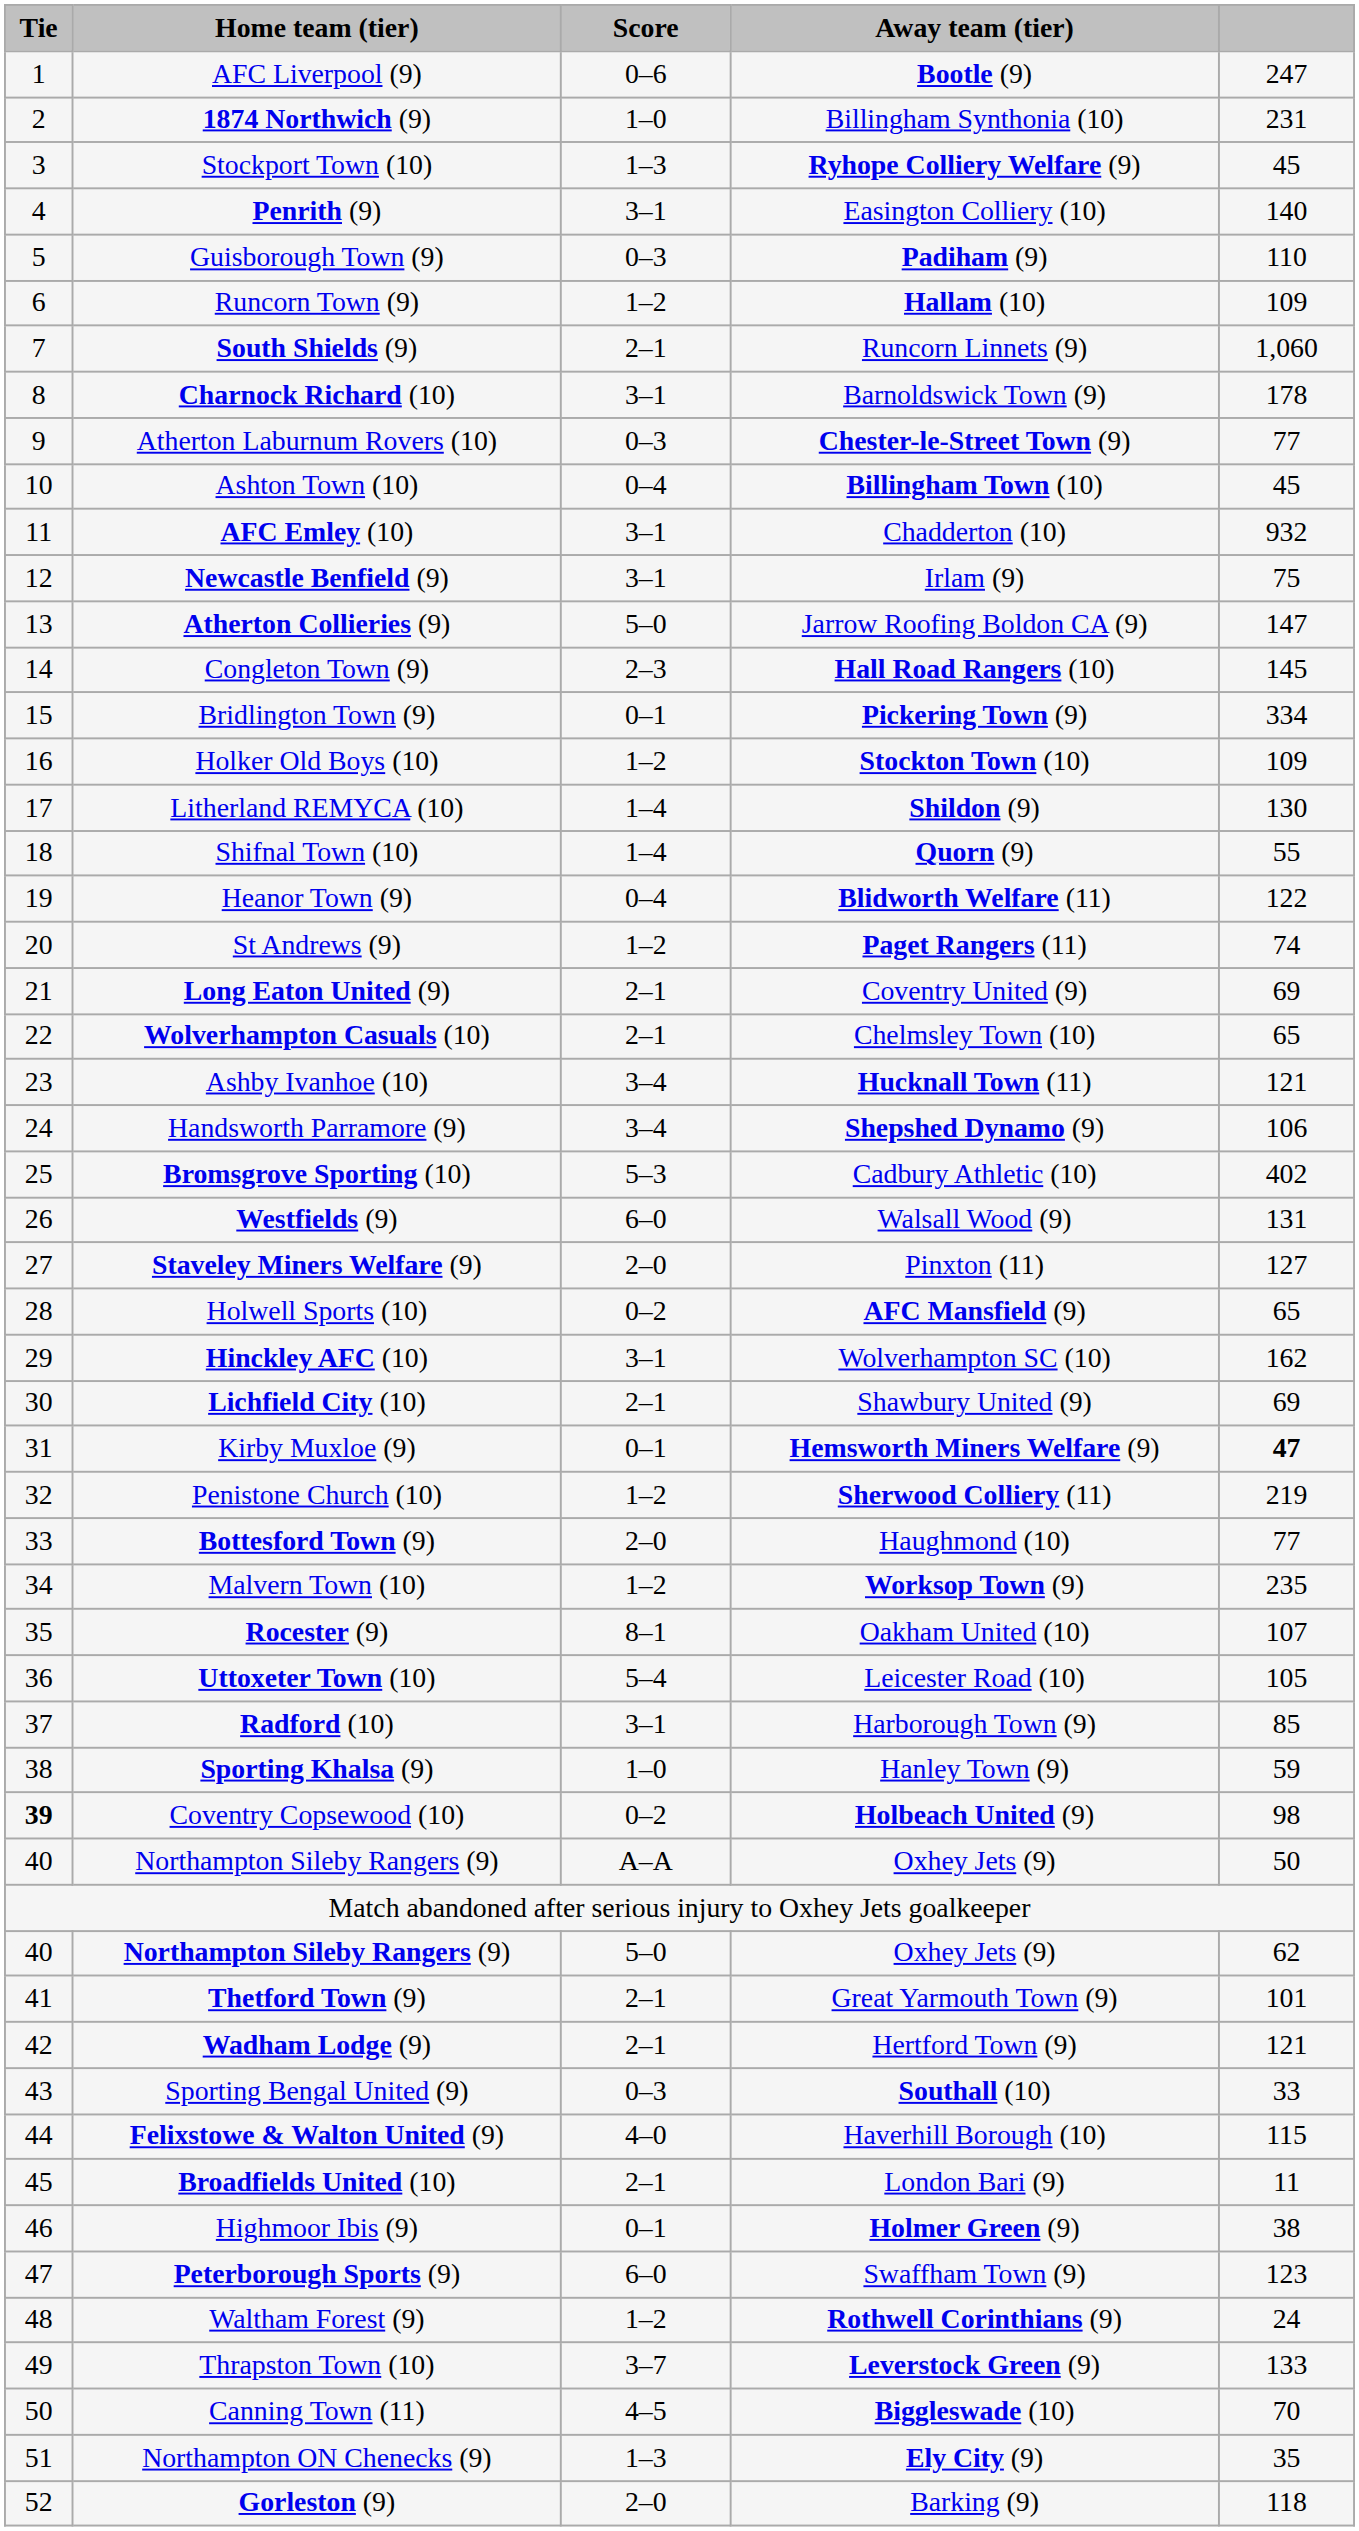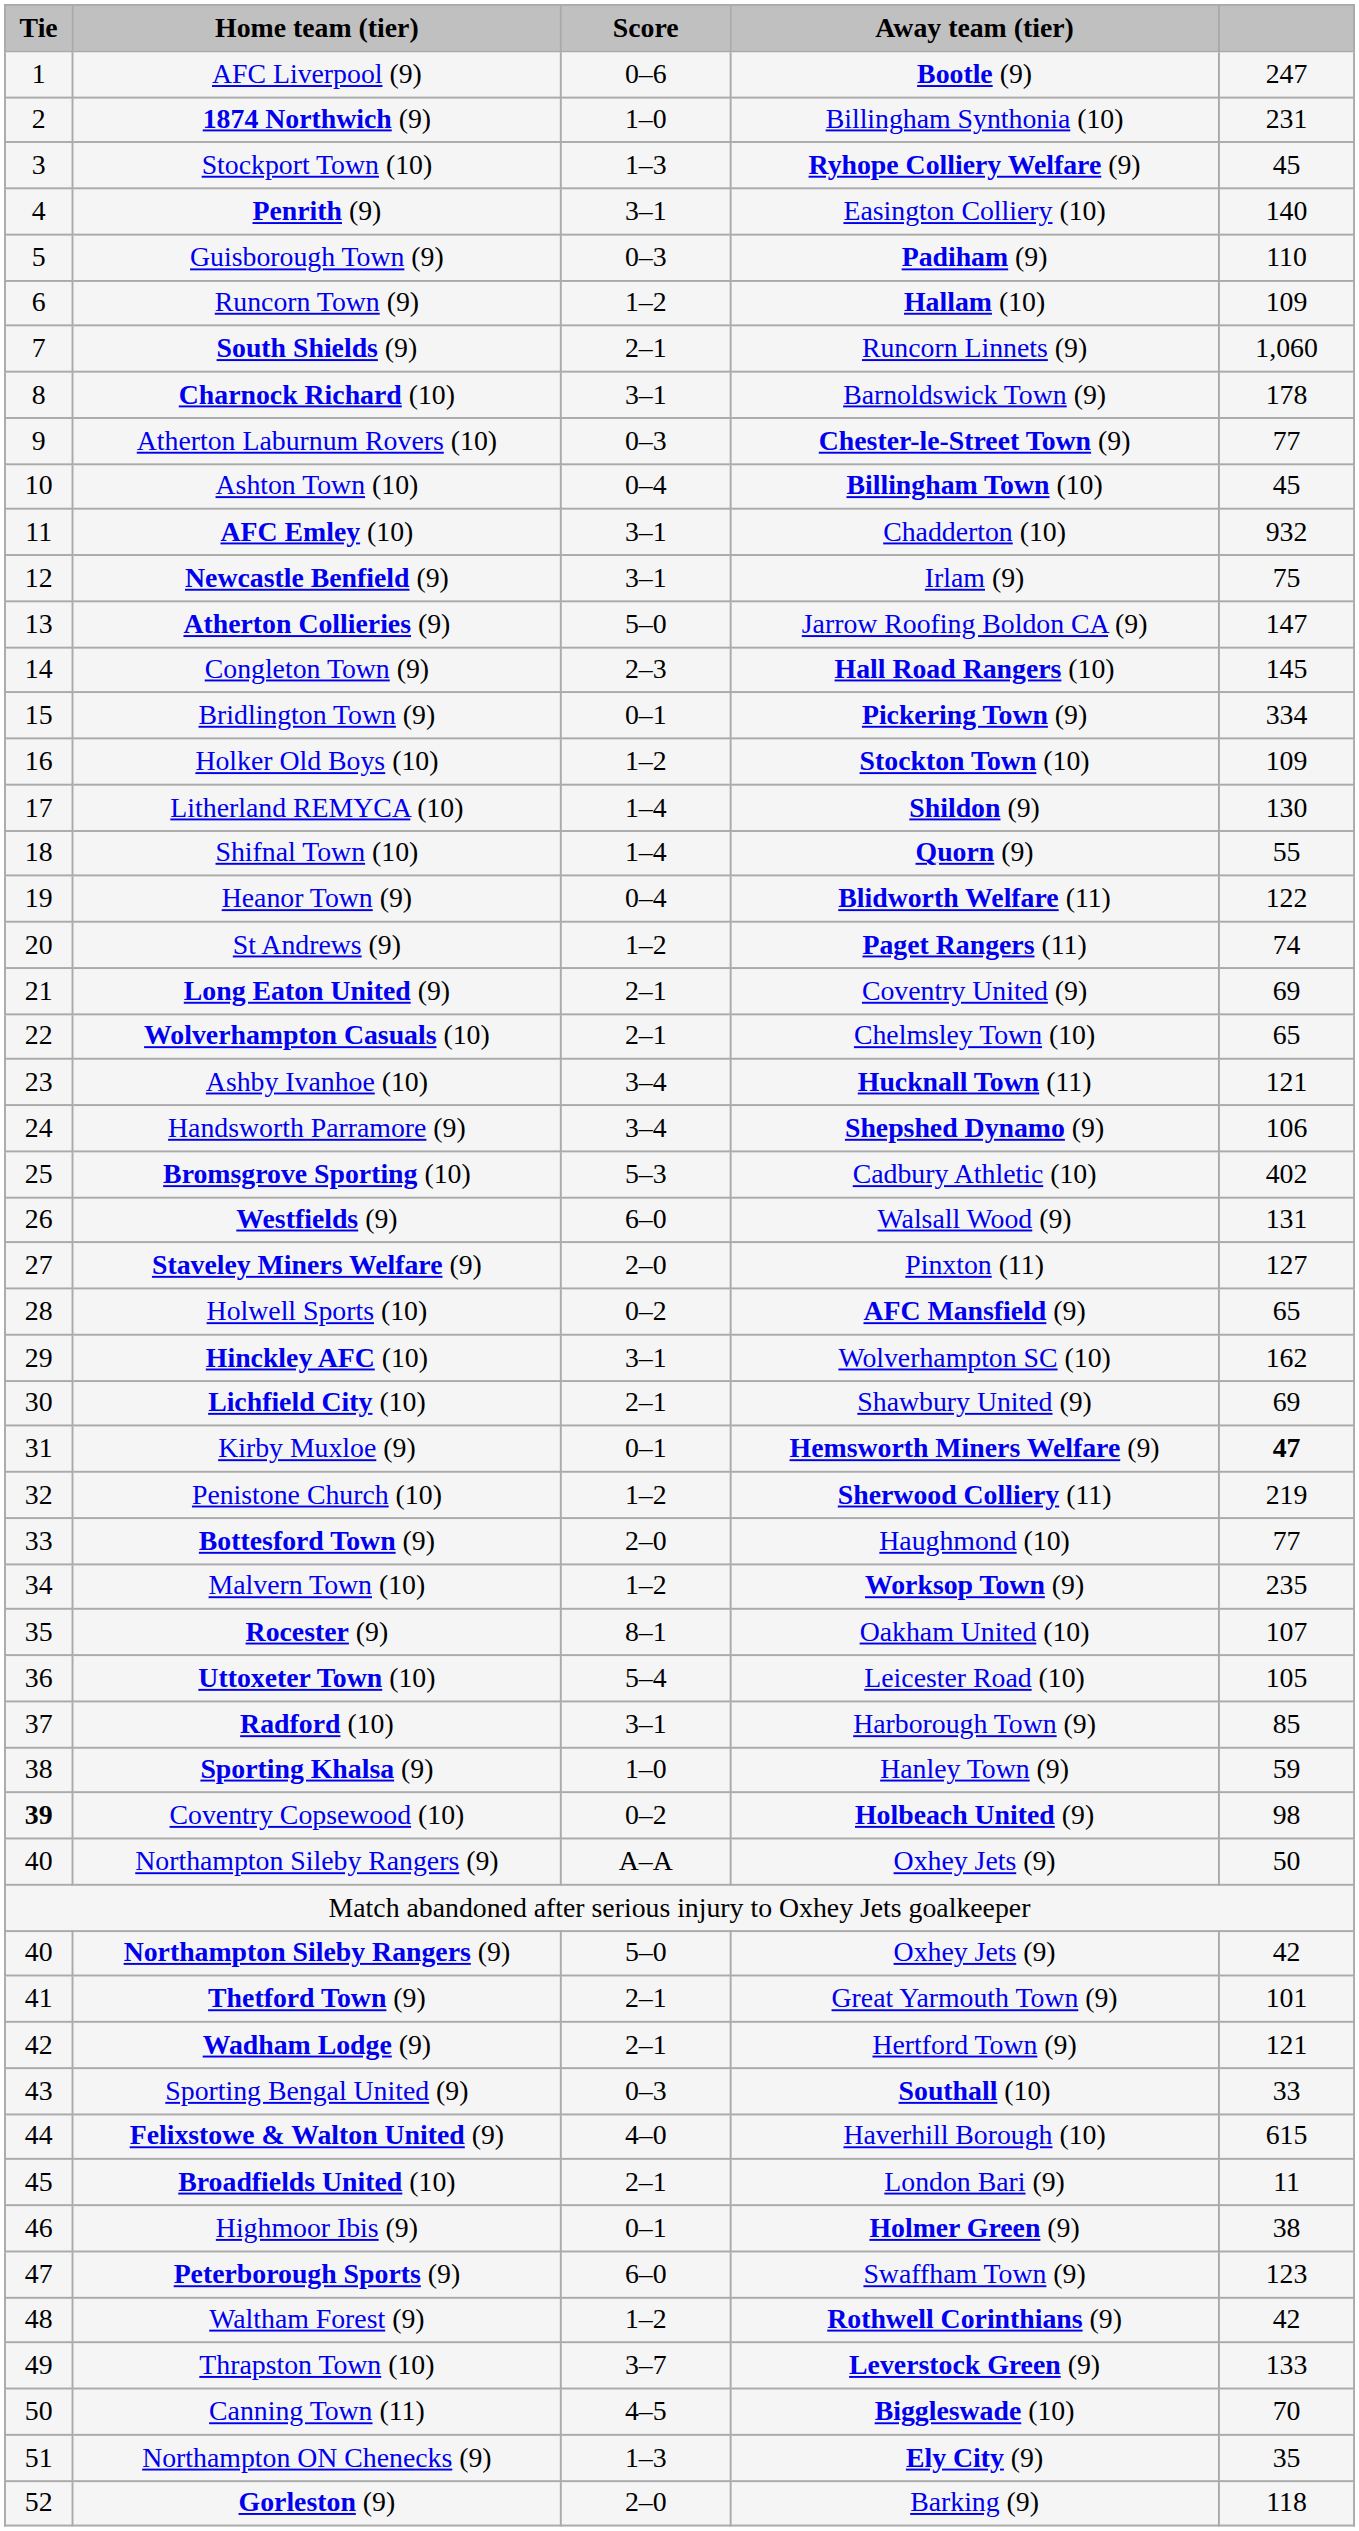(1287, 1952) 62 -> (1287, 1952) 42
(1287, 2136) 115 -> (1287, 2136) 615
(1287, 2319) 24 -> (1287, 2319) 42
